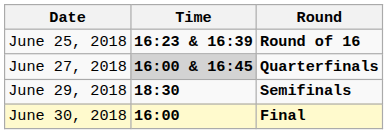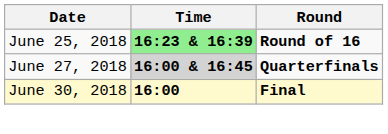(193, 42) no background -> (193, 42) lightgreen background
- row: (68, 91)
